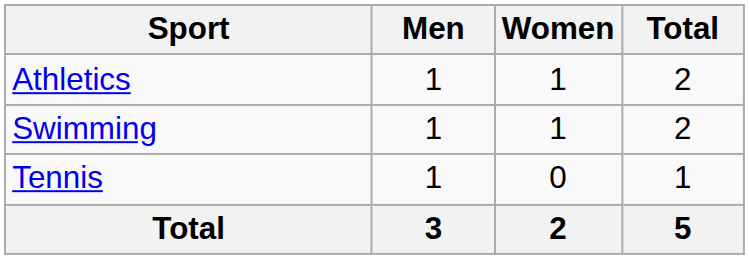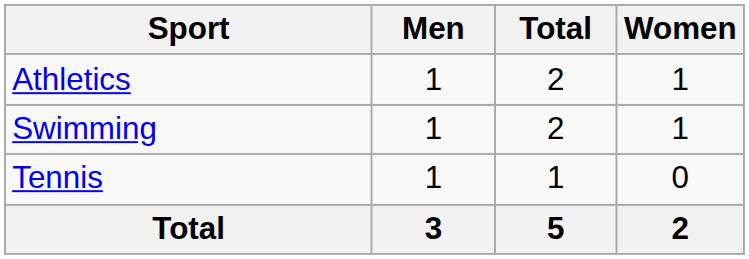columns swapped: (558, 29) <-> (683, 29)
